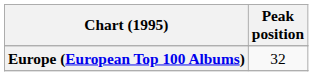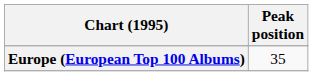(278, 58) 32 -> (278, 58) 35
